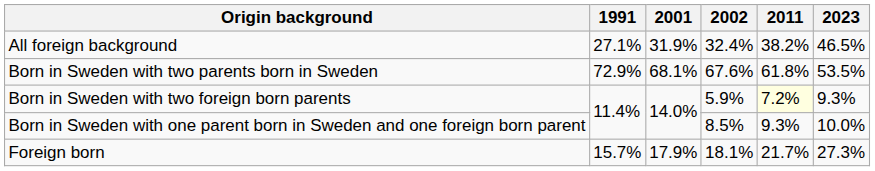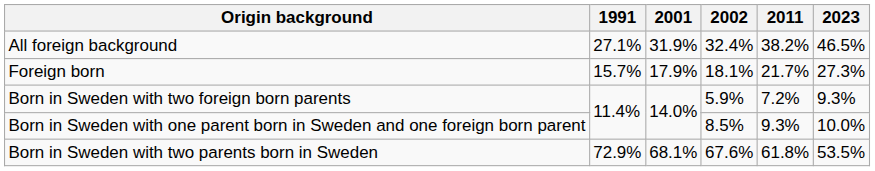rows swapped: (57, 152) <-> (193, 71)
(780, 98) lightyellow background -> (780, 98) no background
